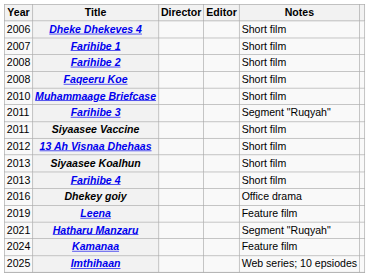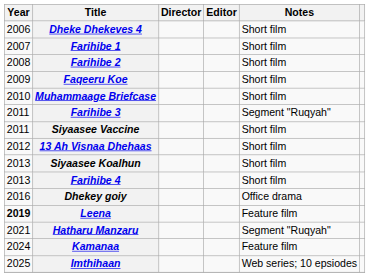(19, 79) 2008 -> (19, 79) 2009
(19, 213) normal -> (19, 213) bold
